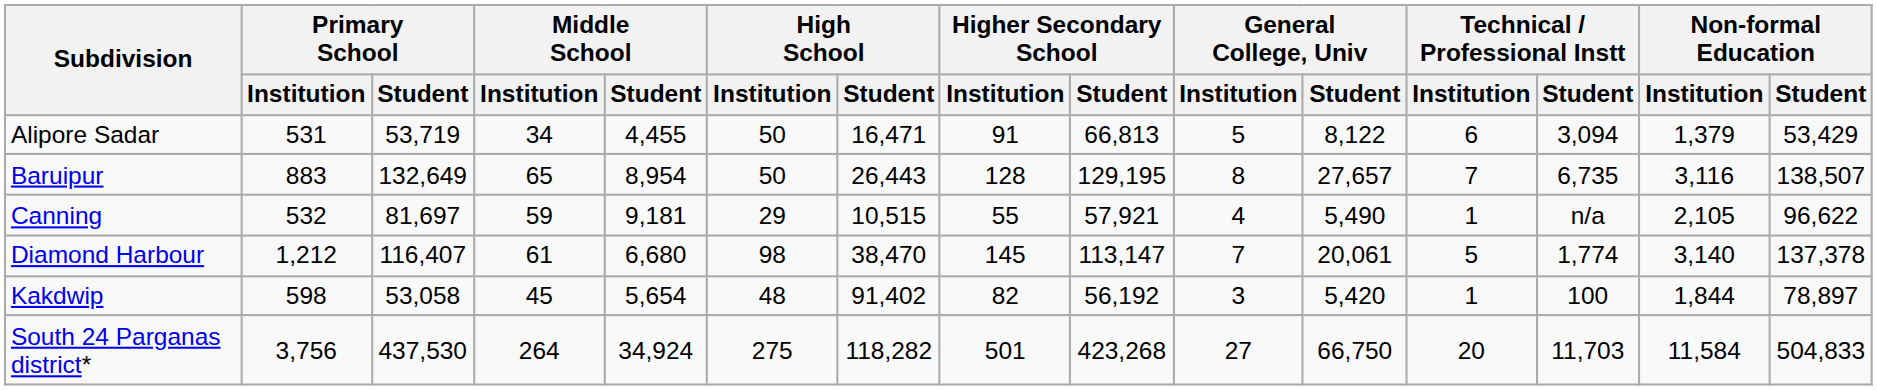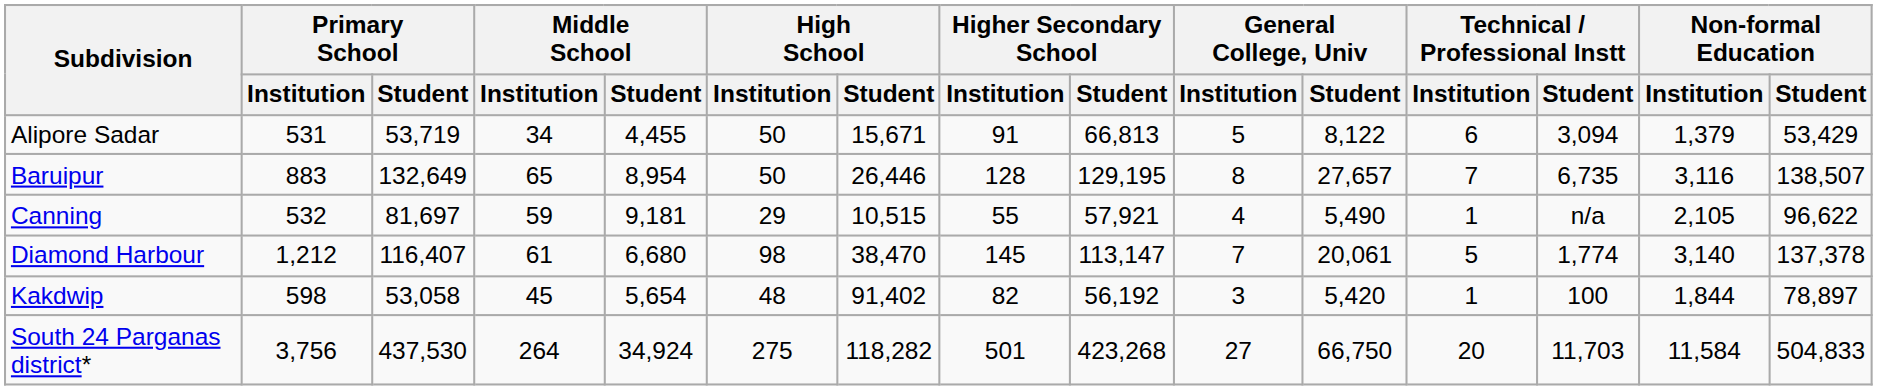(889, 134) 16,471 -> (889, 134) 15,671
(889, 175) 26,443 -> (889, 175) 26,446
